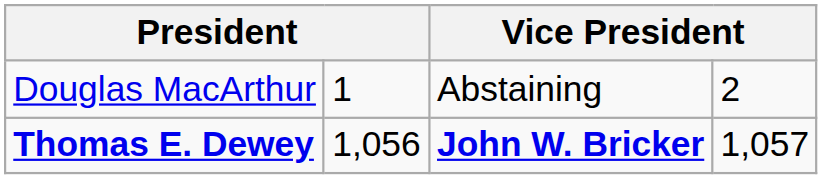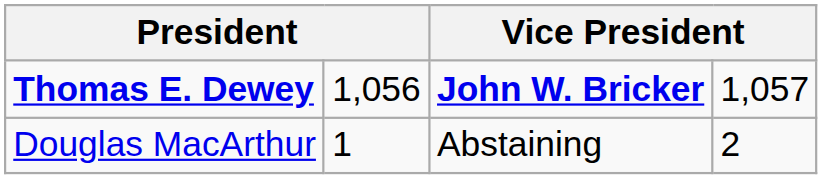rows swapped: (164, 144) <-> (165, 88)
